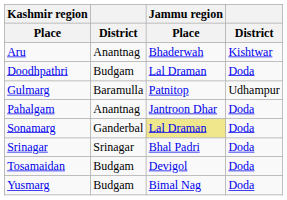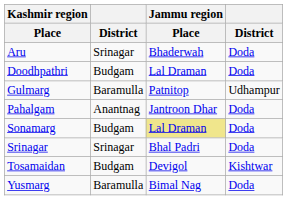(117, 52) Anantnag -> (114, 52) Srinagar
(250, 52) Kishtwar -> (241, 52) Doda
(118, 128) Ganderbal -> (114, 128) Budgam
(241, 166) Doda -> (250, 166) Kishtwar
(114, 185) Budgam -> (118, 185) Baramulla
